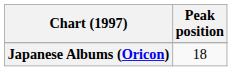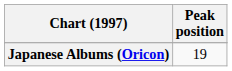(200, 54) 18 -> (200, 54) 19
